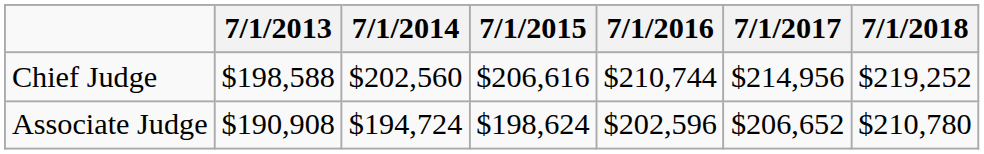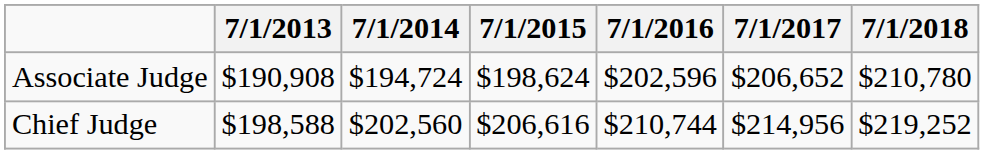rows swapped: (85, 76) <-> (110, 124)
